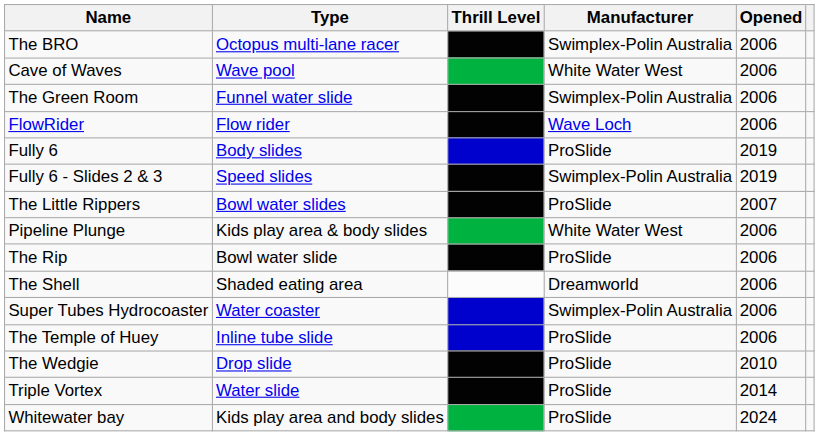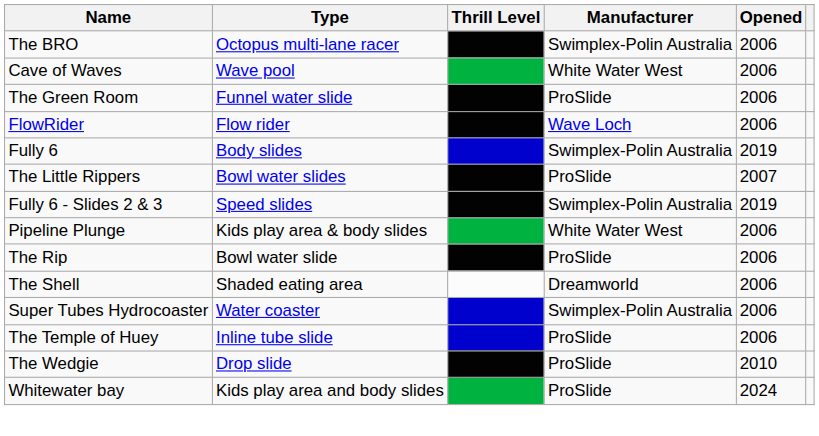(640, 97) Swimplex-Polin Australia -> (580, 97) ProSlide
(580, 151) ProSlide -> (640, 151) Swimplex-Polin Australia
rows swapped: (85, 177) <-> (74, 204)
- row: (55, 390)
